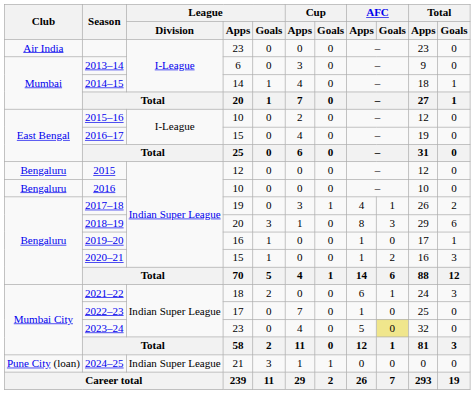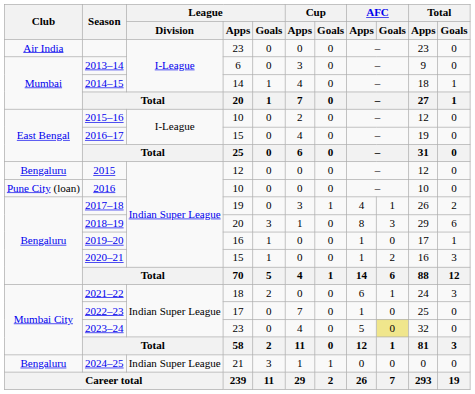(43, 188) Bengaluru -> (43, 188) Pune City (loan)
(43, 363) Pune City (loan) -> (43, 363) Bengaluru
